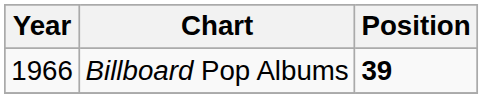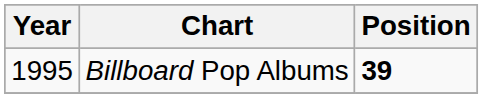(42, 70) 1966 -> (42, 70) 1995
